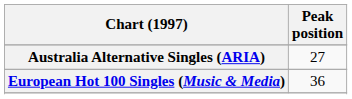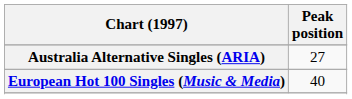(318, 81) 36 -> (318, 81) 40
